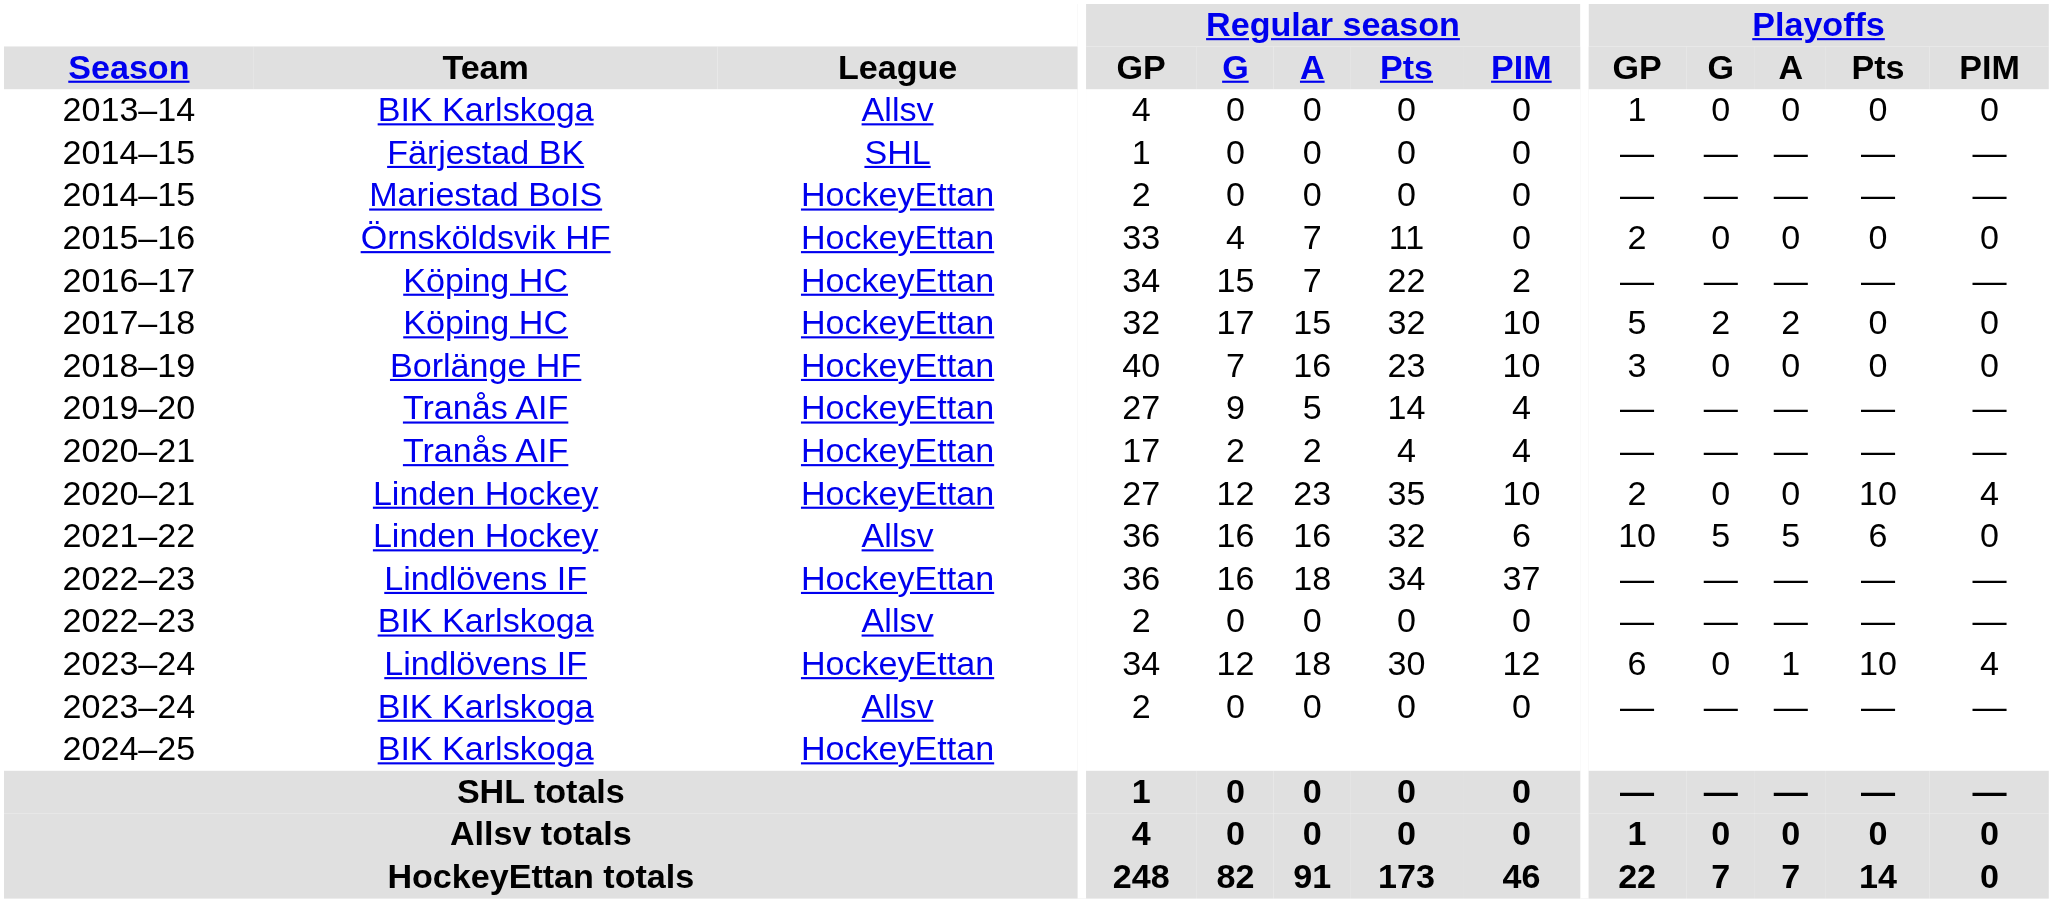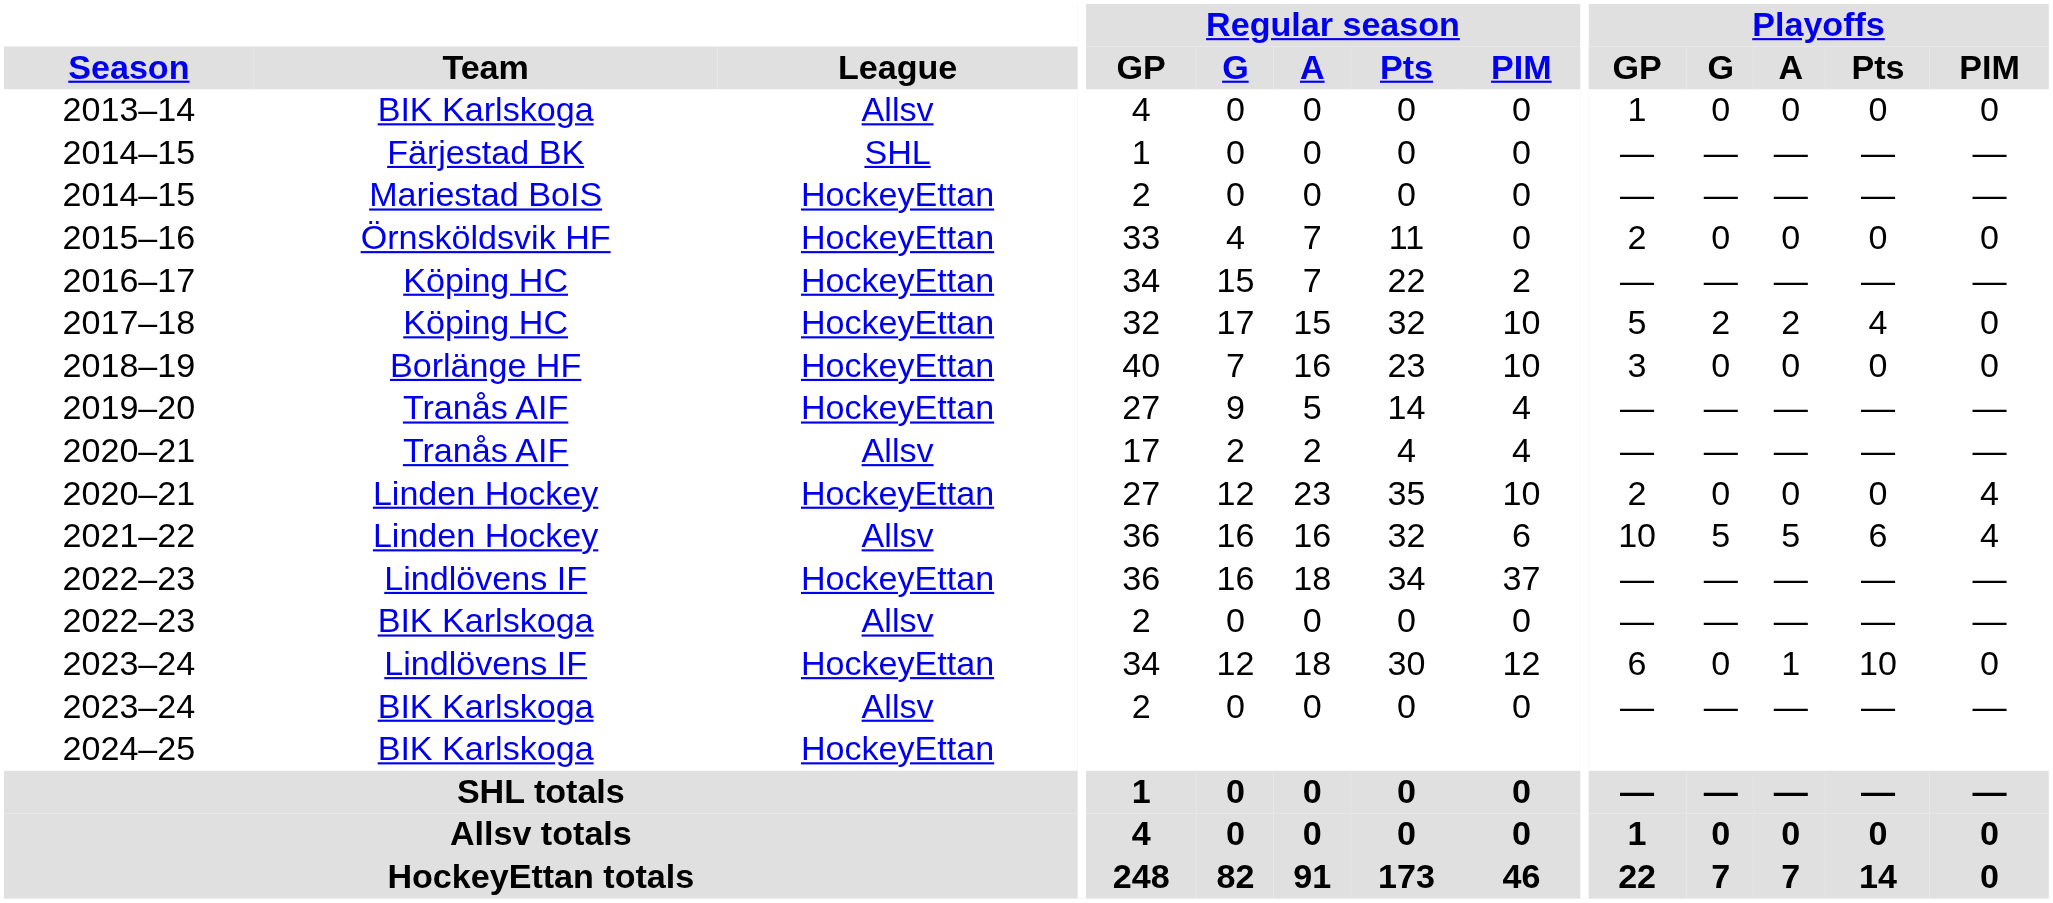(1878, 322) 0 -> (1878, 322) 4
(898, 450) HockeyEttan -> (898, 450) Allsv
(1878, 493) 10 -> (1878, 493) 0
(1990, 535) 0 -> (1990, 535) 4
(1990, 663) 4 -> (1990, 663) 0
